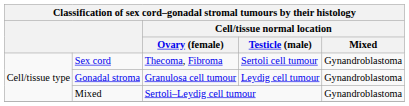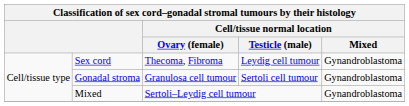(279, 61) Sertoli cell tumour -> (280, 61) Leydig cell tumour
(280, 77) Leydig cell tumour -> (279, 77) Sertoli cell tumour
